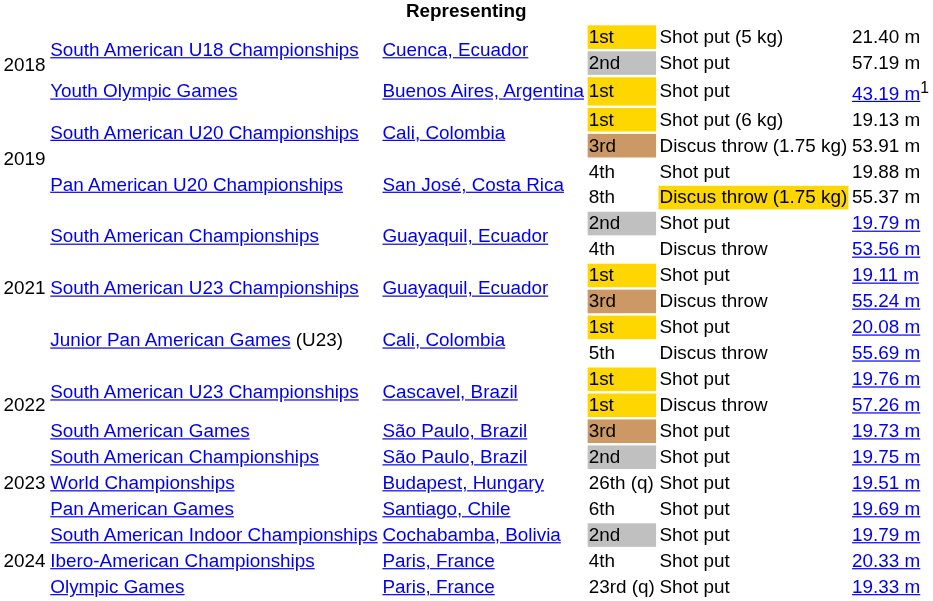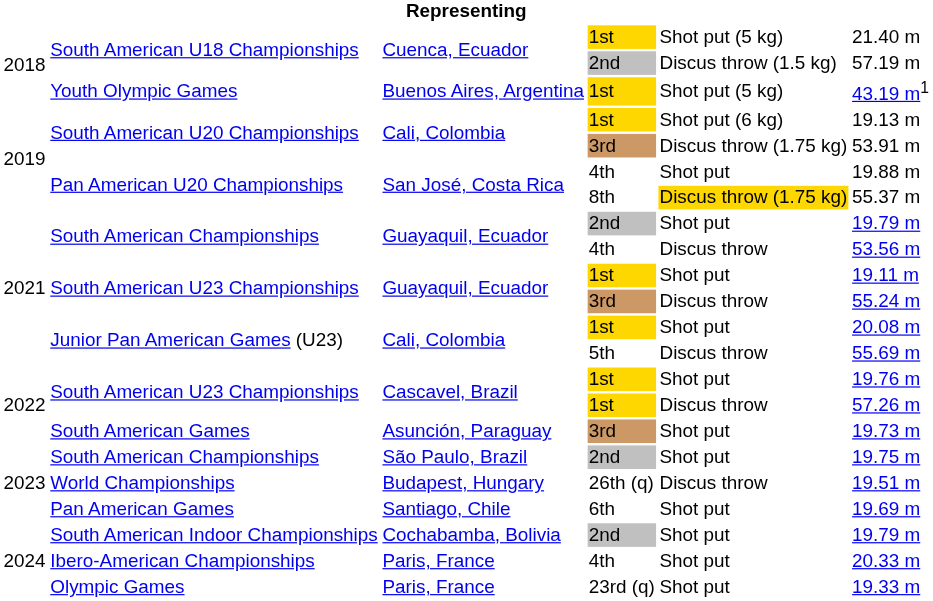(695, 62) Shot put -> (748, 62) Discus throw (1.5 kg)
(695, 91) Shot put -> (721, 91) Shot put (5 kg)
(455, 431) São Paulo, Brazil -> (467, 431) Asunción, Paraguay
(695, 483) Shot put -> (714, 483) Discus throw
